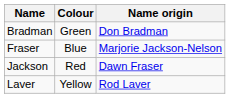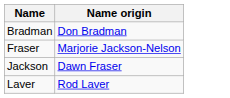- column: (76, 13)
